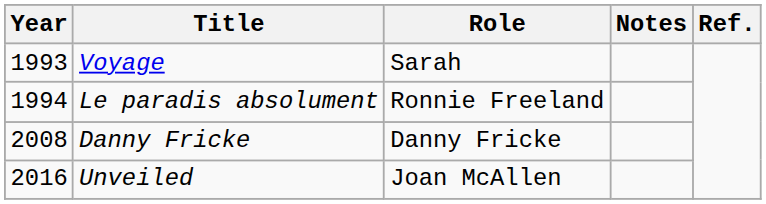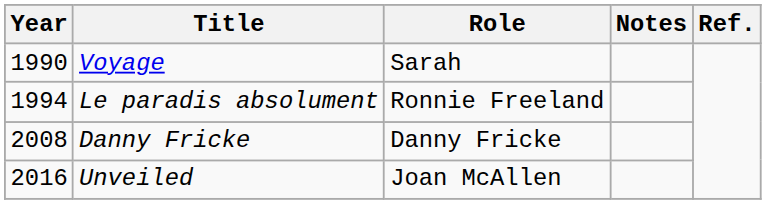(39, 63) 1993 -> (39, 63) 1990
